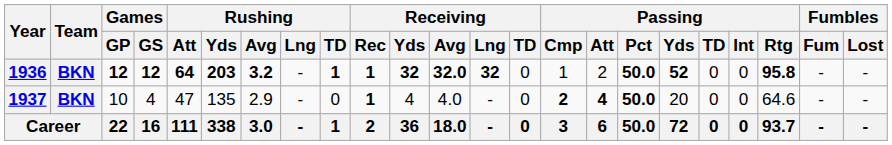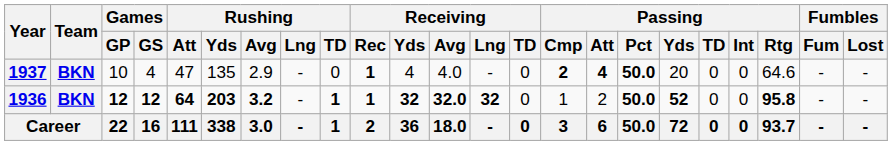rows swapped: (28, 72) <-> (28, 99)
